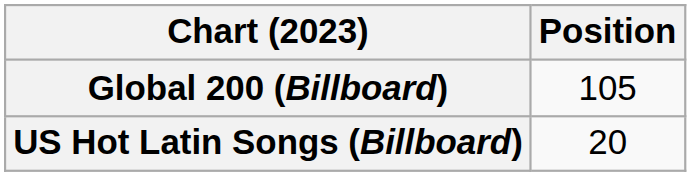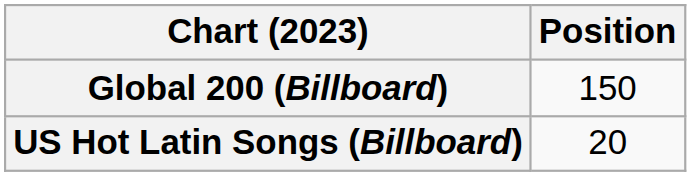(608, 87) 105 -> (608, 87) 150
